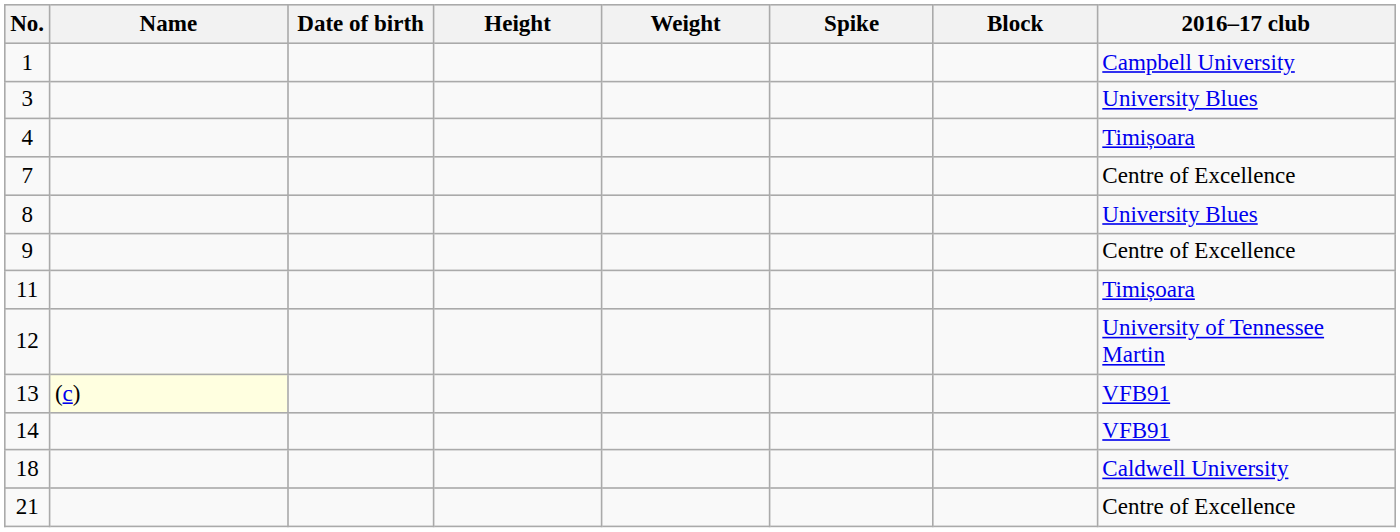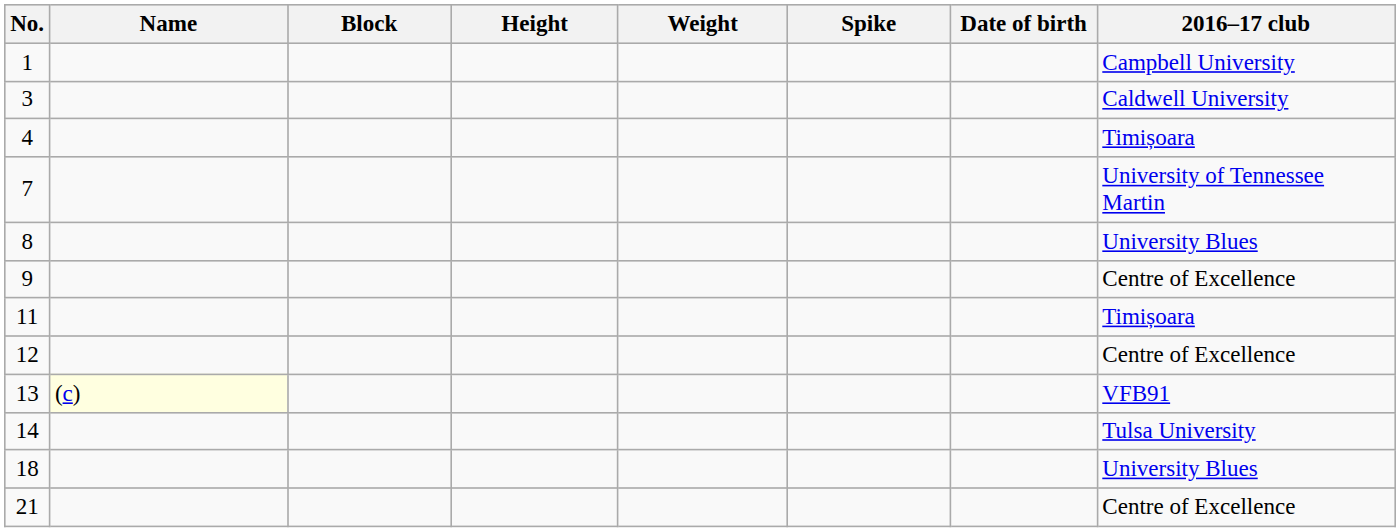columns swapped: (361, 23) <-> (1015, 23)
(1180, 99) University Blues -> (1195, 99) Caldwell University
(1199, 175) Centre of Excellence -> (1213, 189) University of Tennessee Martin
(1213, 341) University of Tennessee Martin -> (1199, 355) Centre of Excellence
(1136, 431) VFB91 -> (1179, 431) Tulsa University
(1195, 469) Caldwell University -> (1180, 469) University Blues
